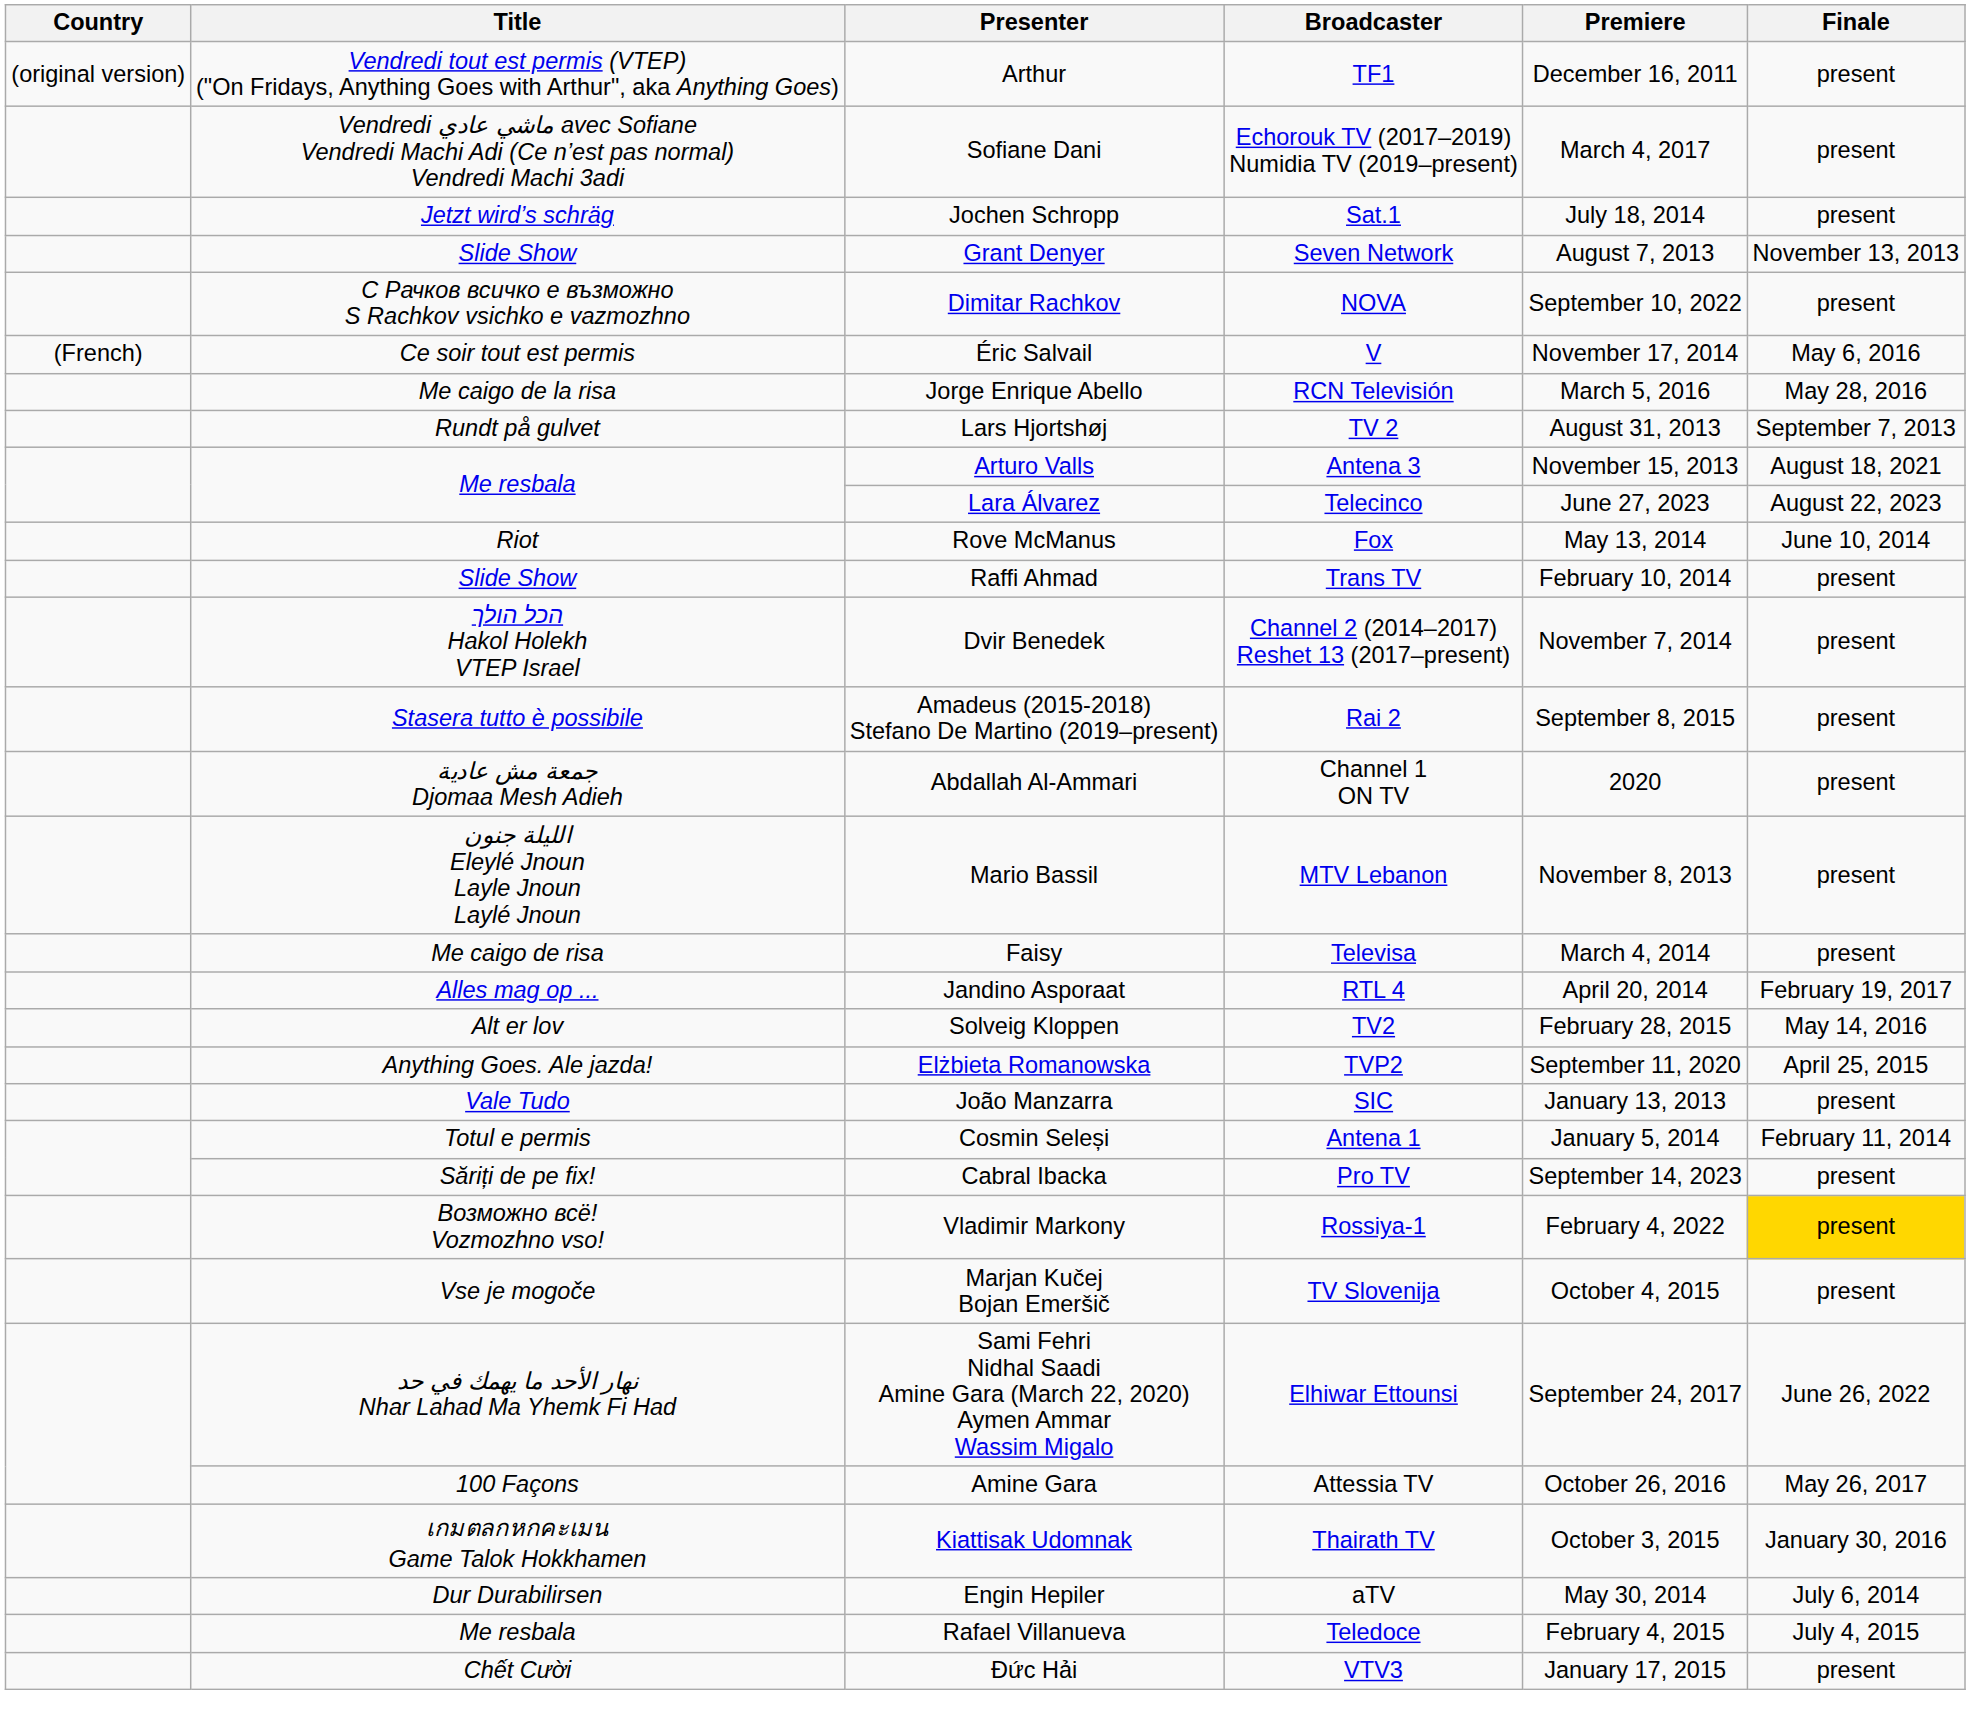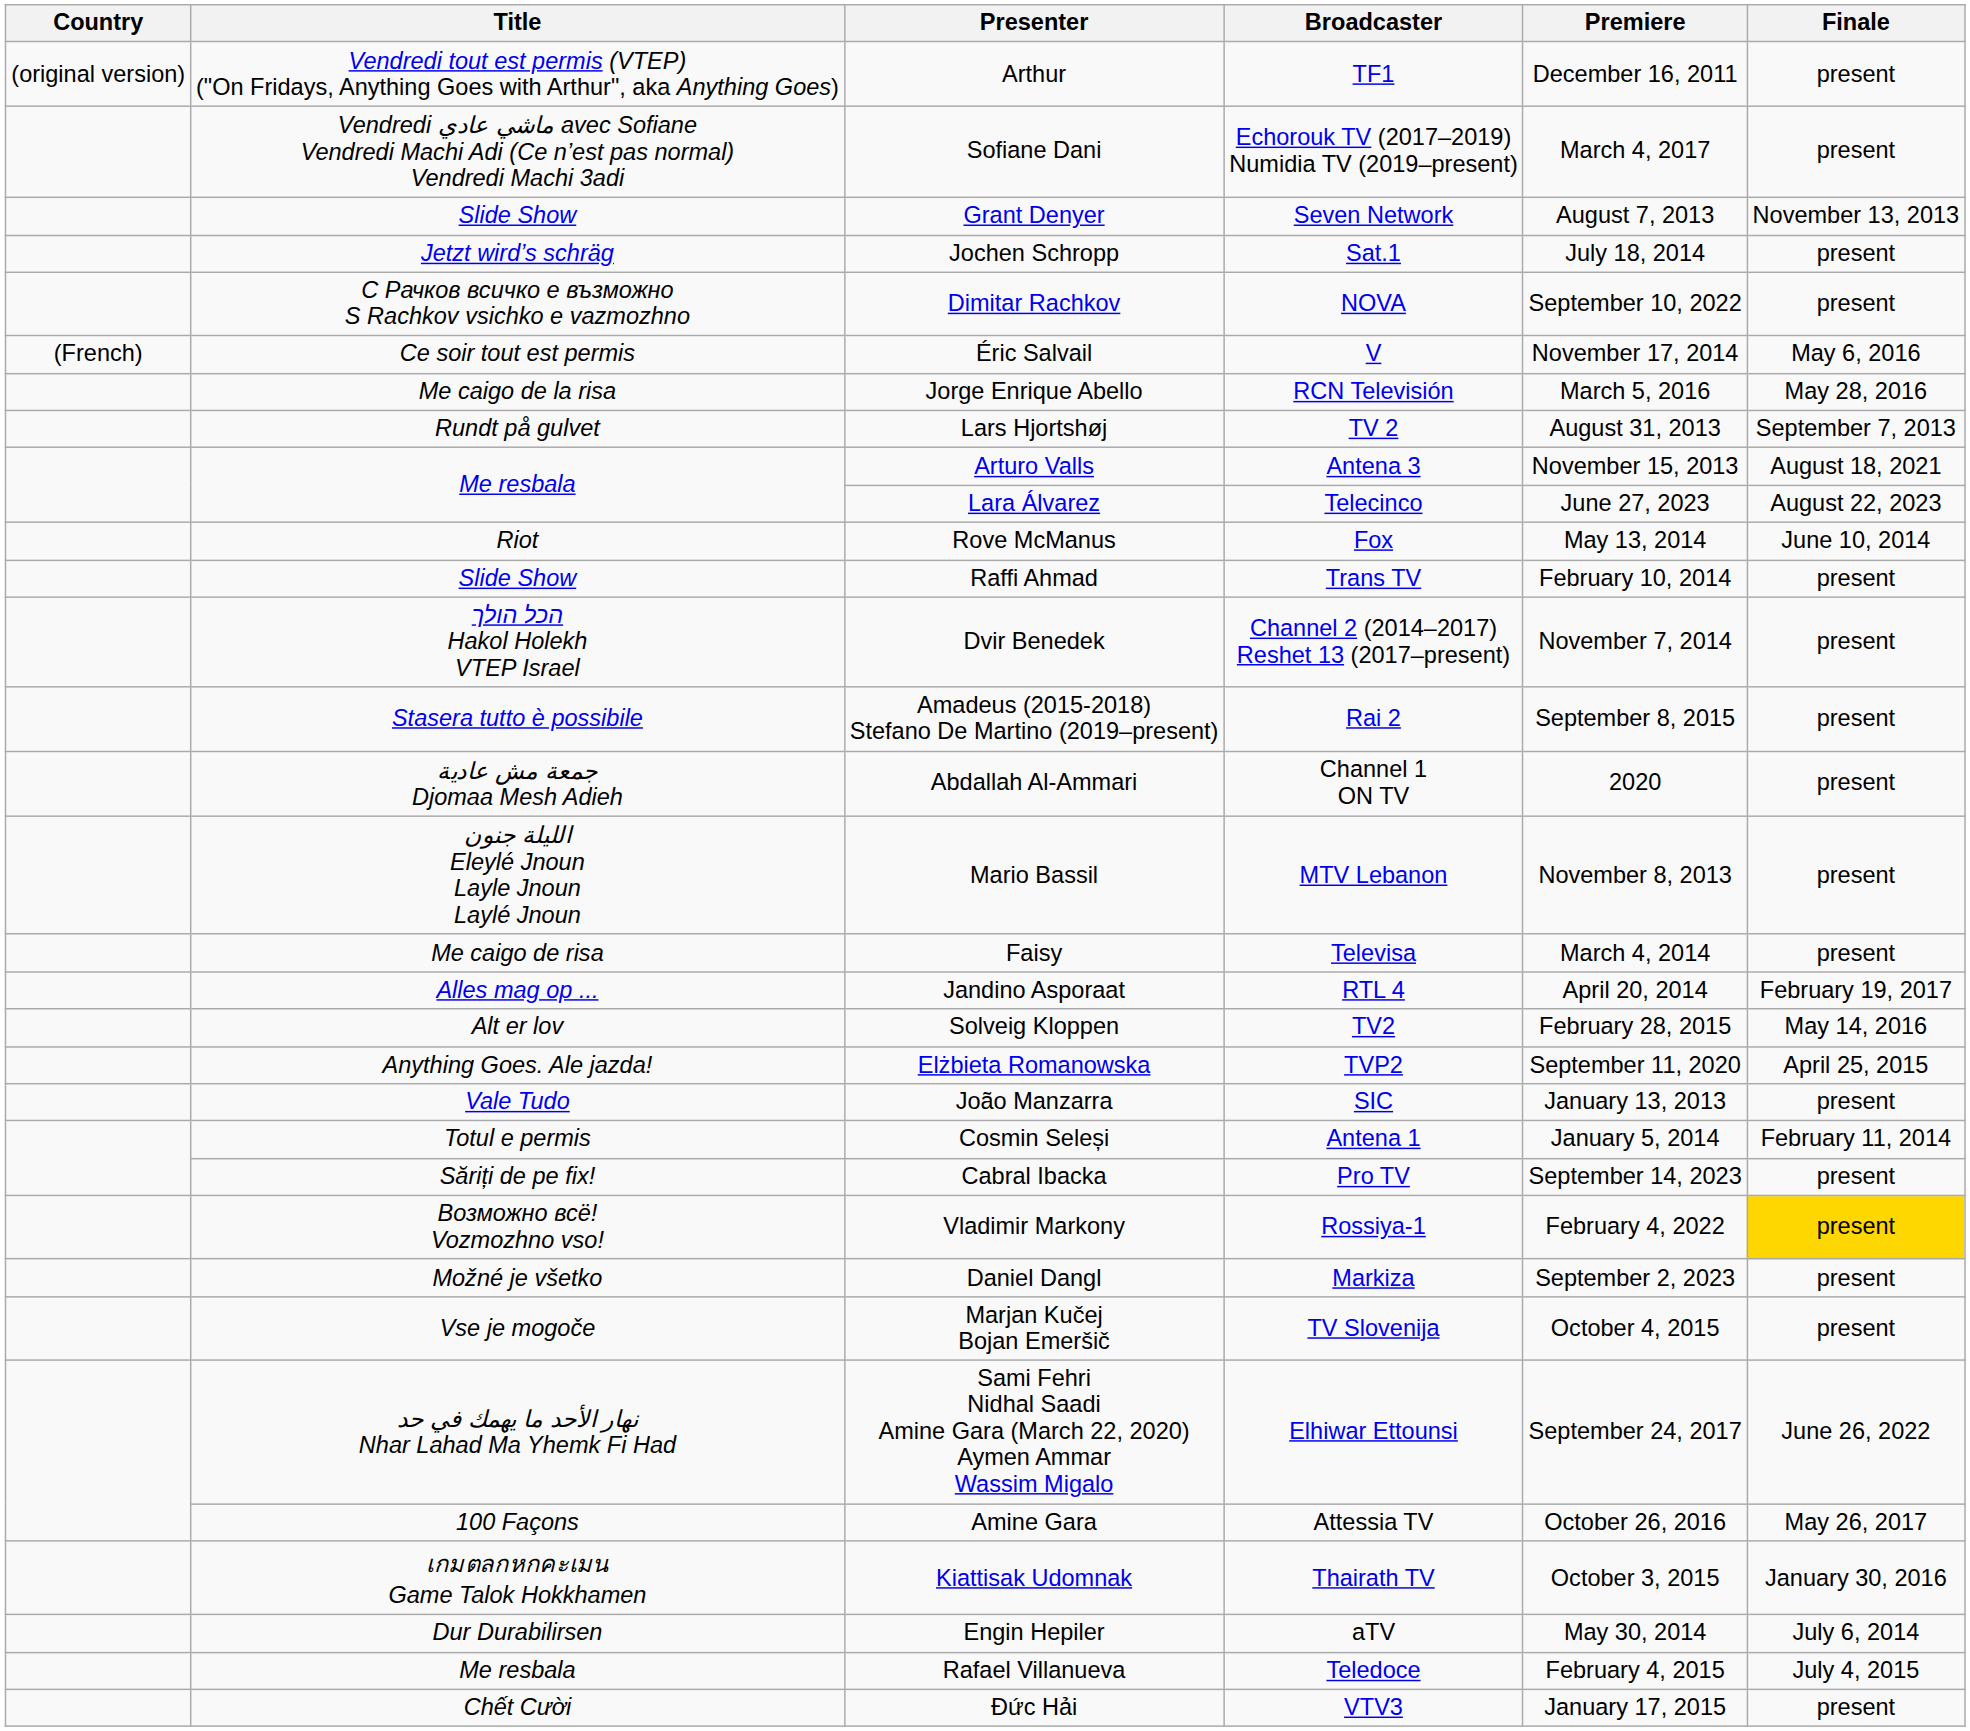rows swapped: (1034, 215) <-> (1034, 253)
+ row: (1034, 1277)
